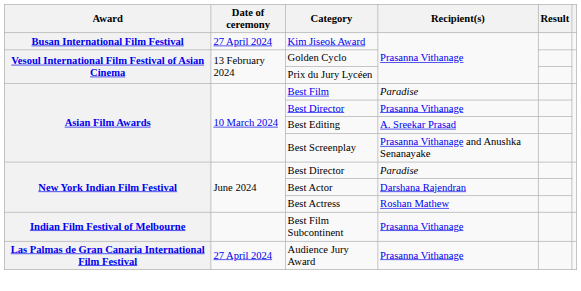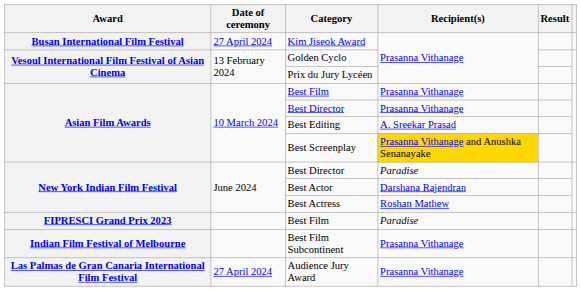(399, 91) Paradise -> (422, 91) Prasanna Vithanage
(451, 147) no background -> (451, 147) gold background
+ row: (108, 220)
